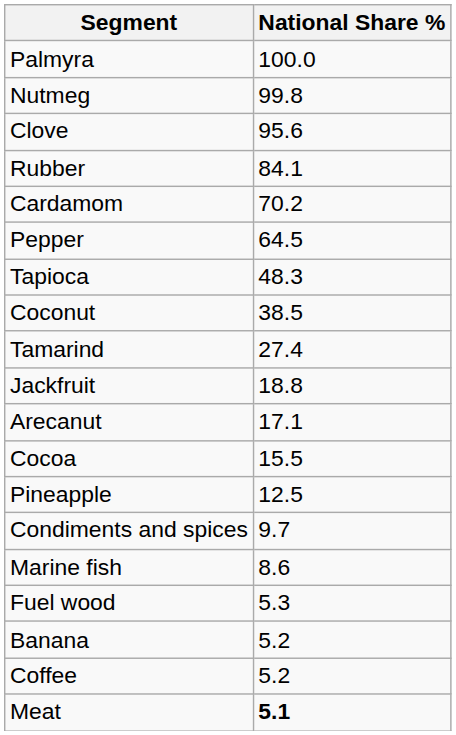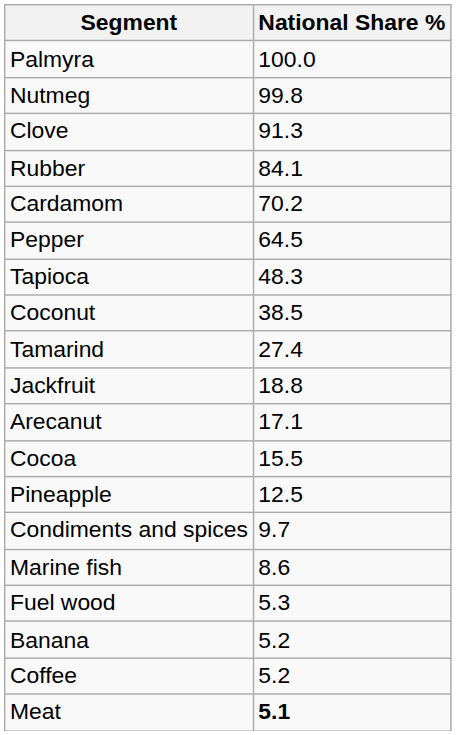(281, 131) 95.6 -> (281, 131) 91.3
